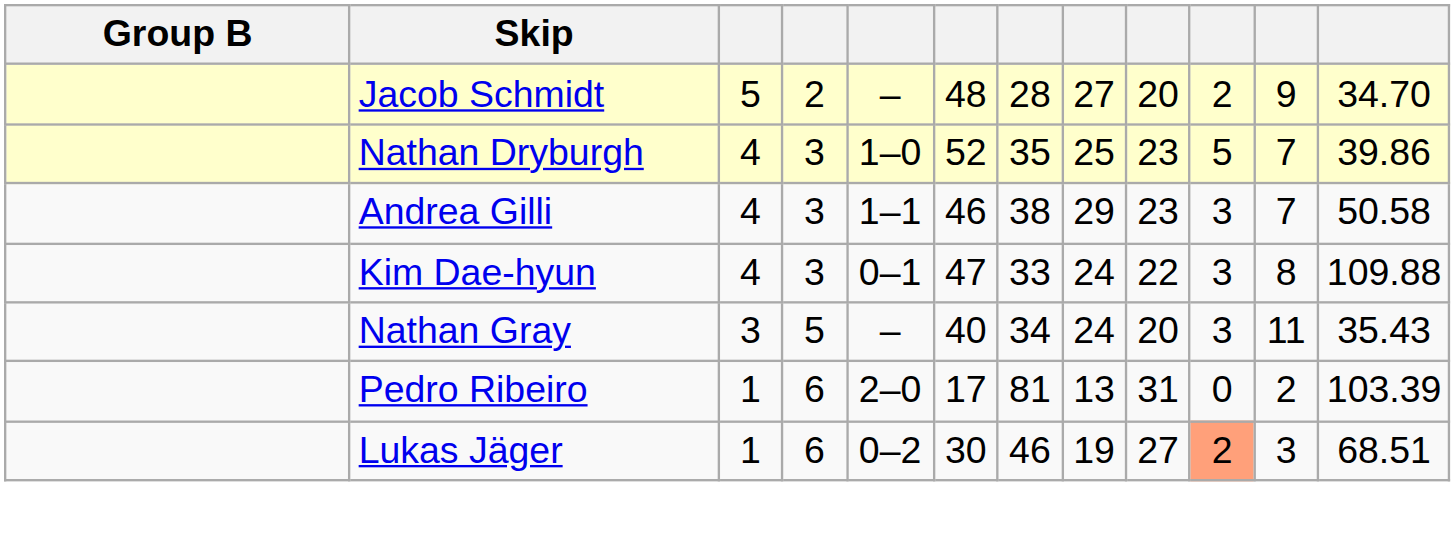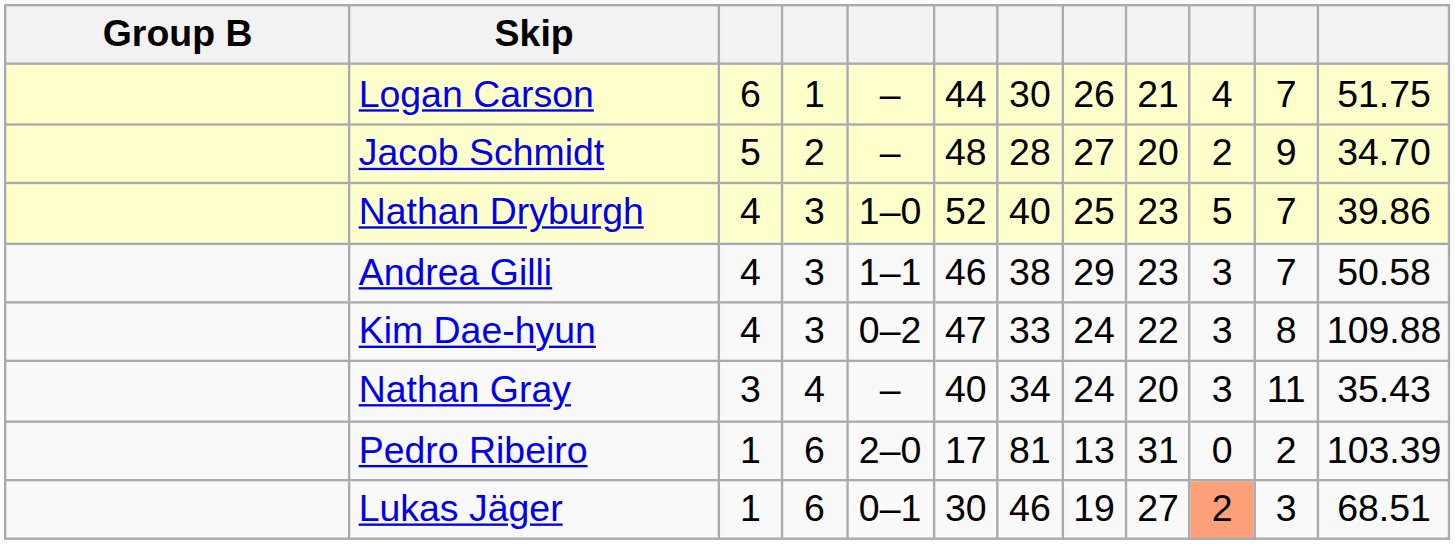+ row: (476, 93)
(1030, 152) 35 -> (1030, 212) 40
(890, 271) 0–1 -> (890, 331) 0–2
(814, 331) 5 -> (814, 390) 4
(890, 449) 0–2 -> (890, 509) 0–1
